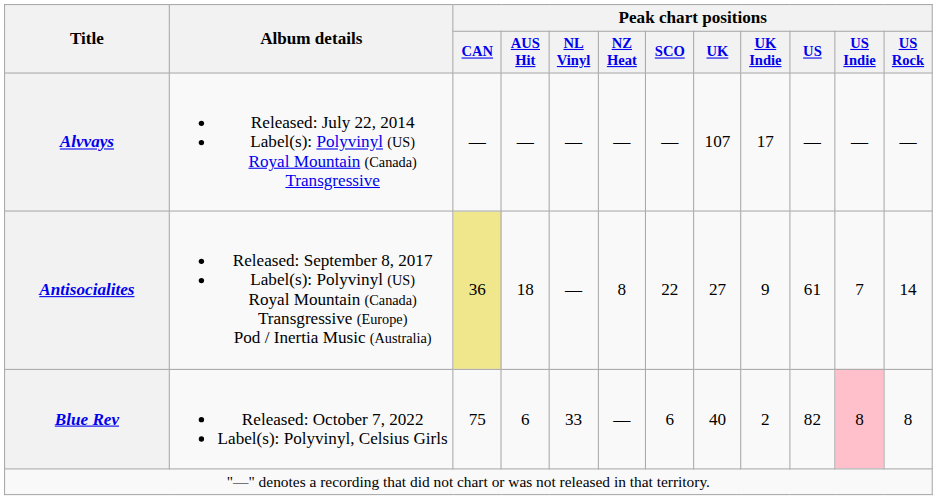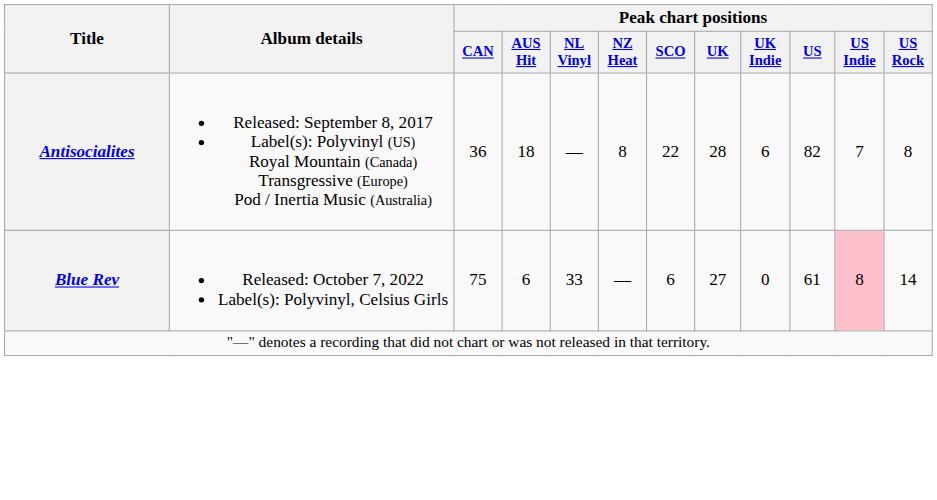- row: (87, 141)
(477, 290) khaki background -> (478, 151) no background
(717, 290) 27 -> (718, 151) 28
(765, 290) 9 -> (765, 151) 6
(812, 290) 61 -> (812, 151) 82
(908, 290) 14 -> (908, 151) 8
(717, 418) 40 -> (718, 280) 27
(765, 418) 2 -> (765, 280) 0
(812, 418) 82 -> (812, 280) 61
(908, 418) 8 -> (908, 280) 14
